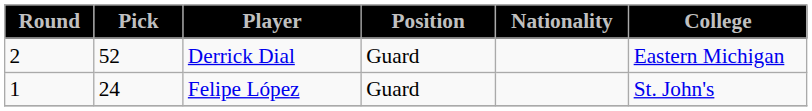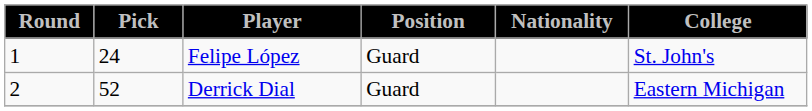rows swapped: (244, 88) <-> (241, 55)
